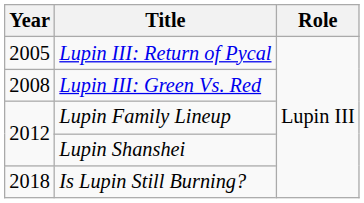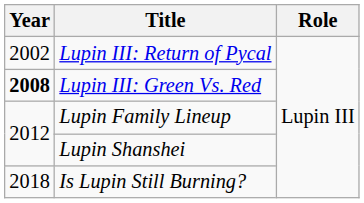(30, 52) 2005 -> (30, 52) 2002
(30, 85) normal -> (30, 85) bold
